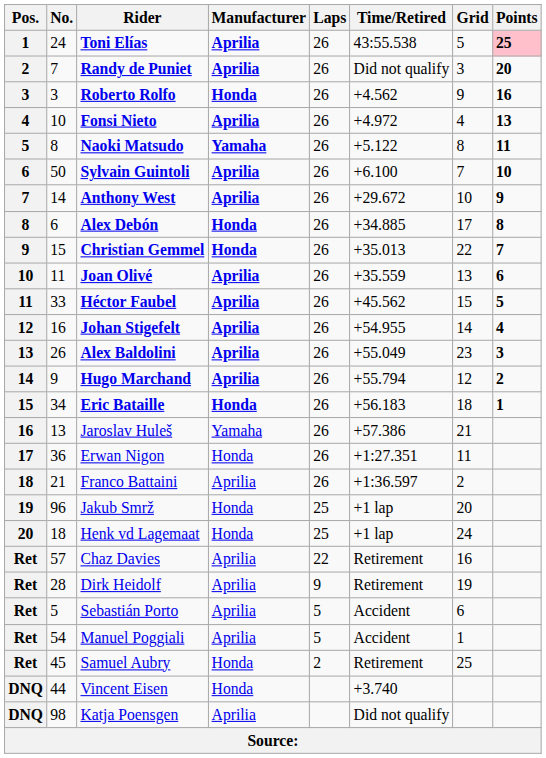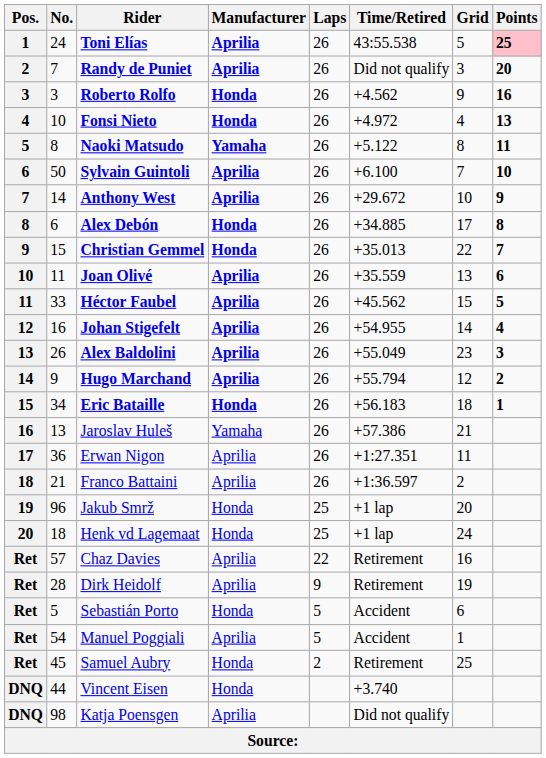(236, 120) Aprilia -> (234, 120) Honda
(232, 456) Honda -> (234, 456) Aprilia
(234, 611) Aprilia -> (232, 611) Honda
